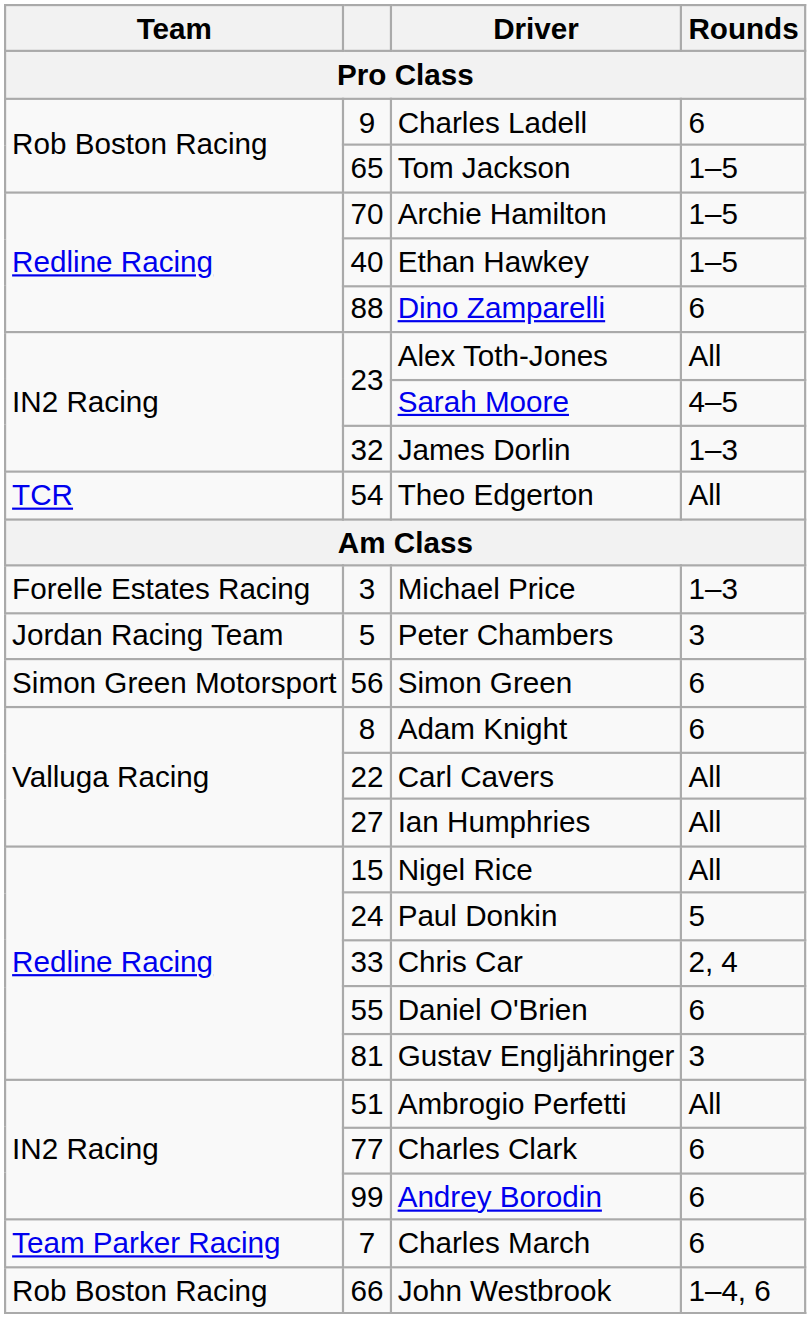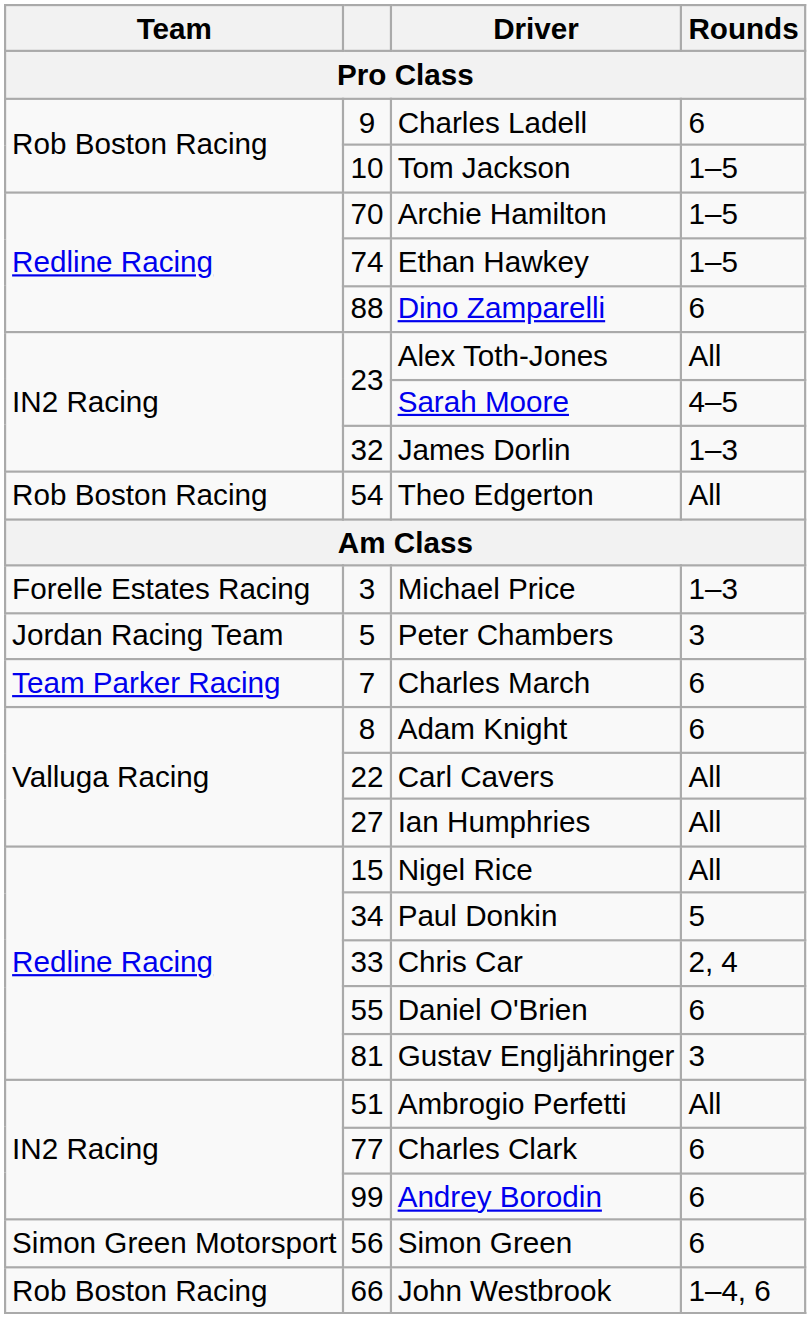(367, 168) 65 -> (367, 168) 10
(367, 262) 40 -> (367, 262) 74
(43, 495) TCR -> (140, 495) Rob Boston Racing
rows swapped: (494, 1243) <-> (485, 682)
(367, 916) 24 -> (367, 916) 34
